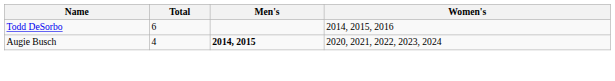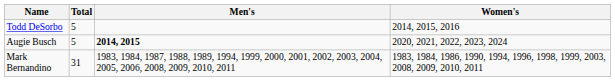(154, 27) 6 -> (73, 27) 5
(154, 42) 4 -> (73, 42) 5
+ row: (29, 63)
